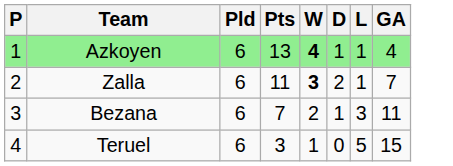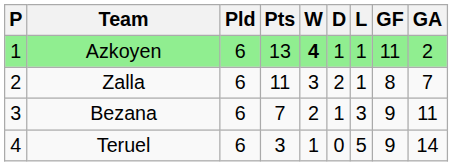+ column: (390, 20)
(391, 51) 4 -> (428, 51) 2
(314, 82) bold -> (314, 82) normal
(391, 144) 15 -> (428, 144) 14
